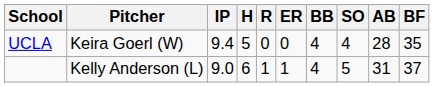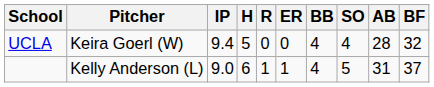(413, 43) 35 -> (413, 43) 32
